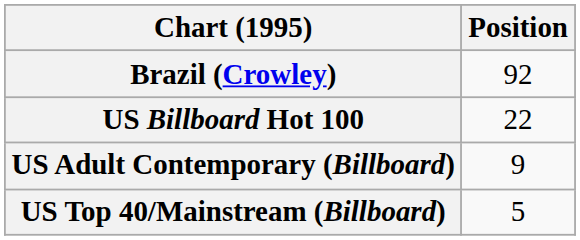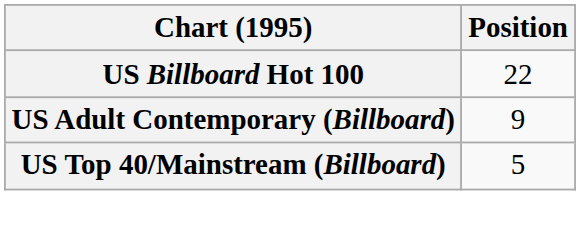- row: (233, 73)
